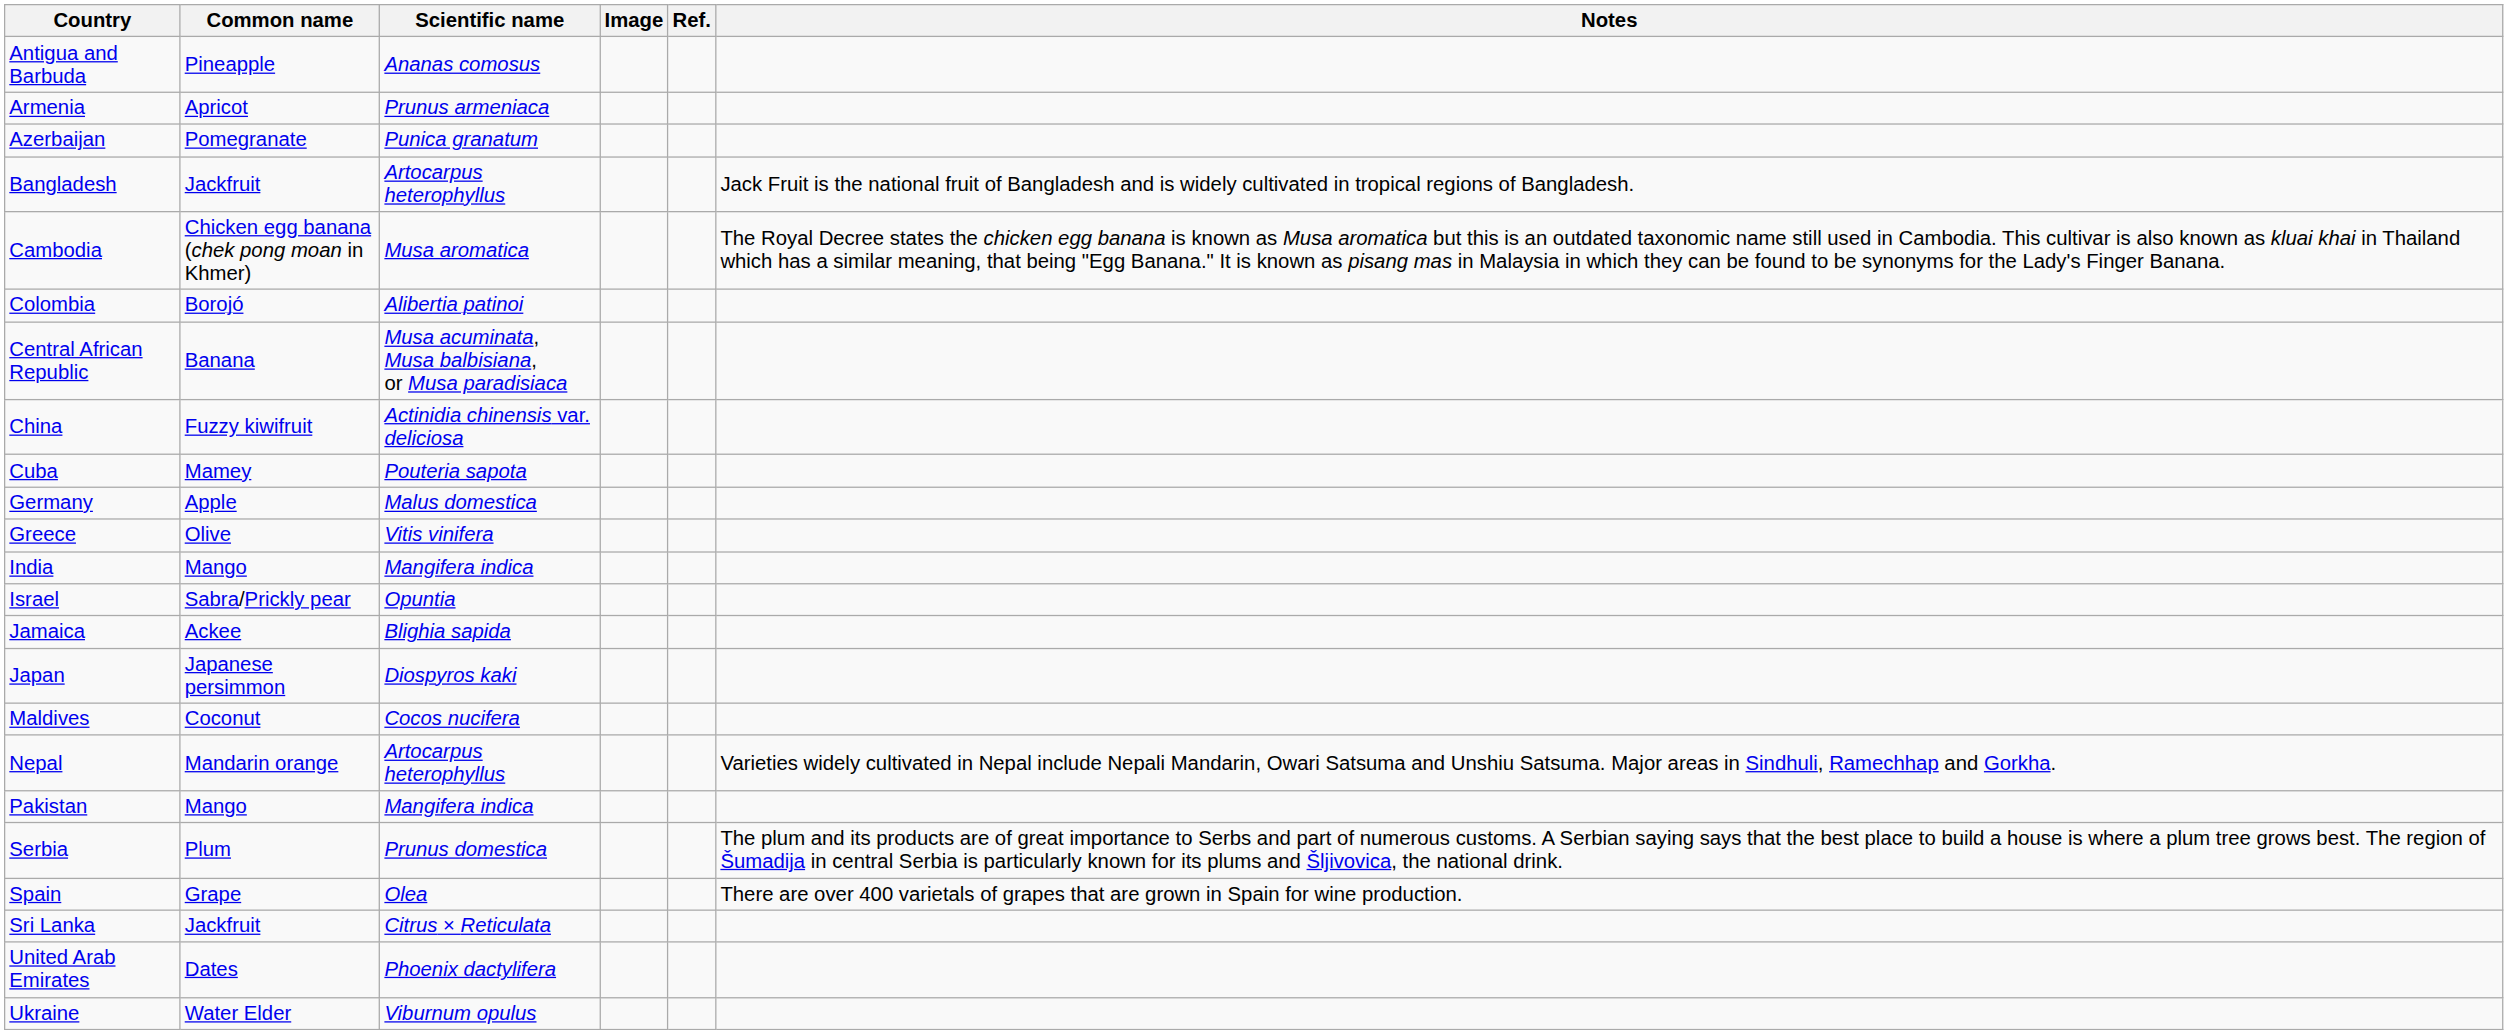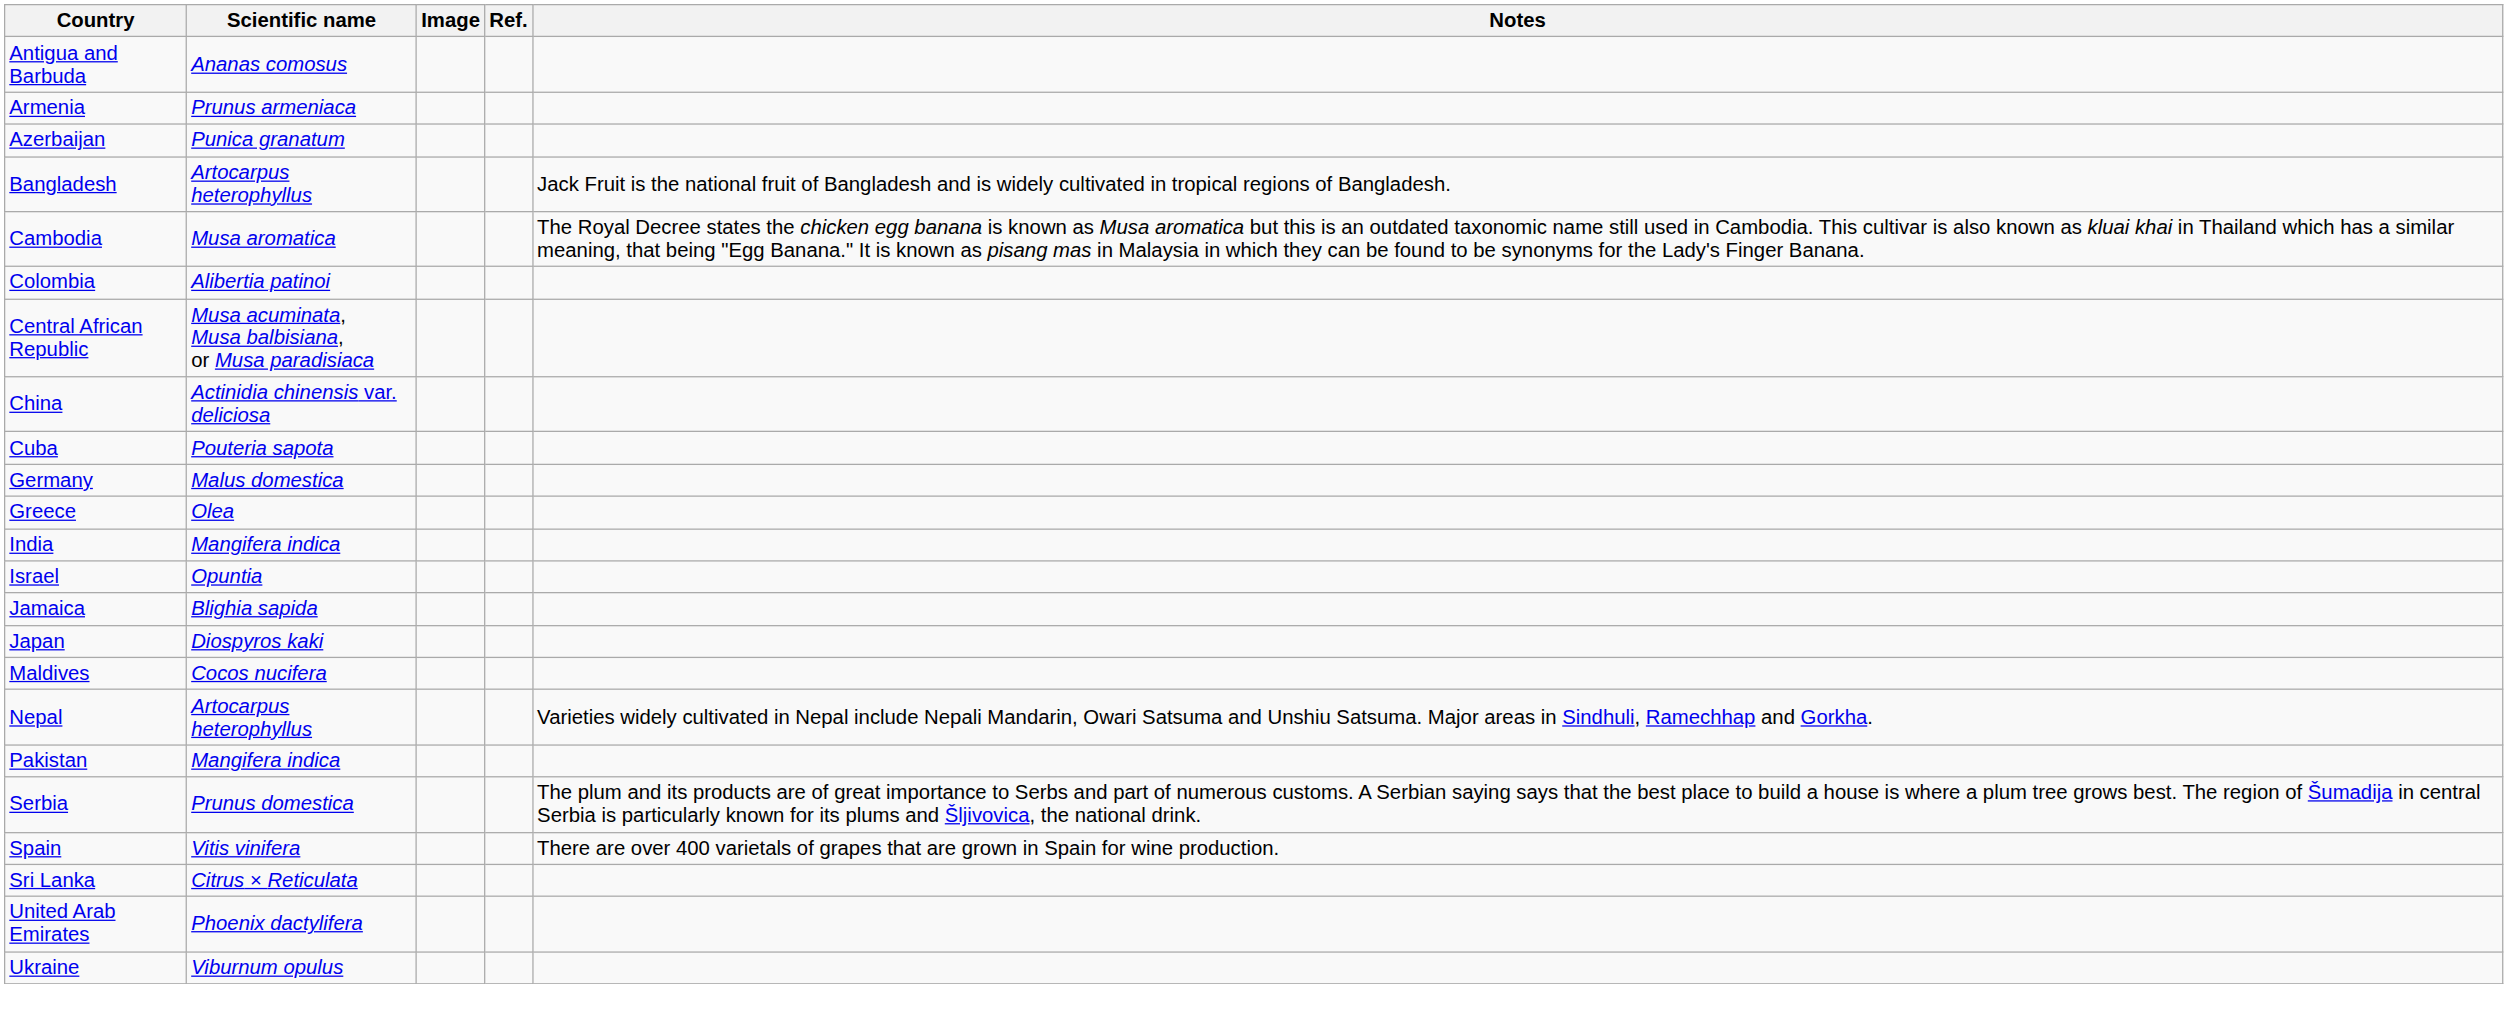- column: (280, 20)
(439, 535) Vitis vinifera -> (213, 512) Olea
(406, 893) Olea -> (246, 848) Vitis vinifera
